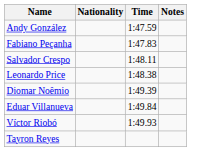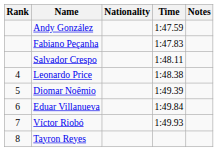+ column: (18, 12)
